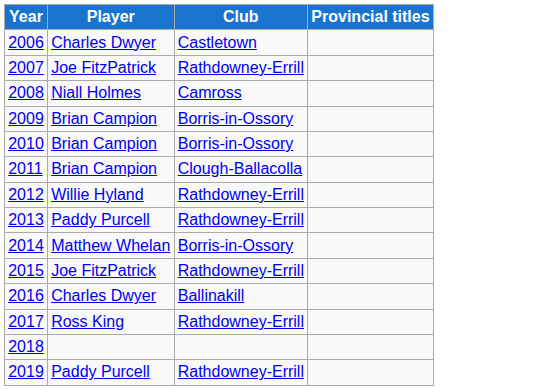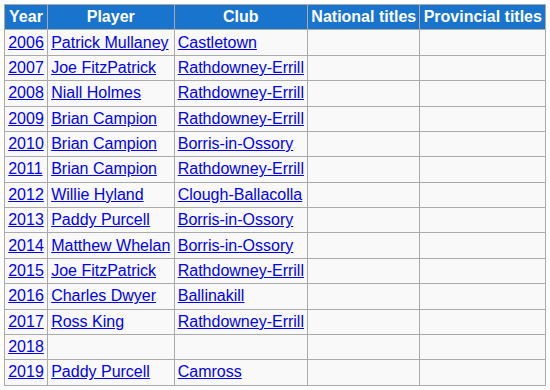+ column: (364, 17)
(104, 42) Charles Dwyer -> (110, 42) Patrick Mullaney
(210, 93) Camross -> (241, 93) Rathdowney-Errill
(235, 118) Borris-in-Ossory -> (241, 118) Rathdowney-Errill
(240, 169) Clough-Ballacolla -> (241, 169) Rathdowney-Errill
(241, 194) Rathdowney-Errill -> (240, 194) Clough-Ballacolla
(241, 220) Rathdowney-Errill -> (235, 220) Borris-in-Ossory
(241, 372) Rathdowney-Errill -> (210, 372) Camross
